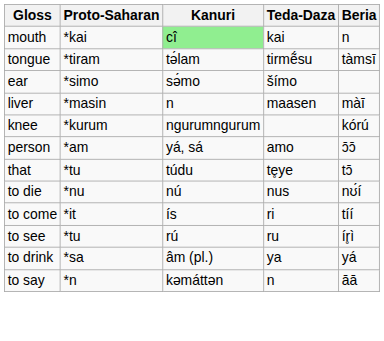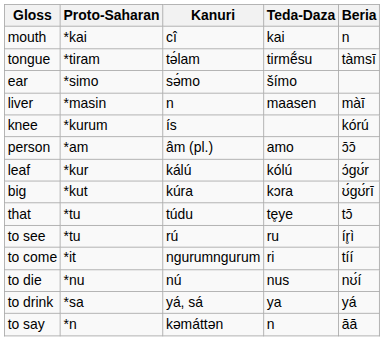(171, 37) lightgreen background -> (171, 37) no background
(213, 125) ngurumngurum -> (171, 125) ís
(184, 147) yá, sá -> (190, 147) âm (pl.)
+ row: (19, 170)
+ row: (17, 192)
rows swapped: (25, 192) <-> (27, 236)
(171, 214) ís -> (213, 258) ngurumngurum
(190, 258) âm (pl.) -> (184, 302) yá, sá
